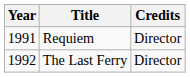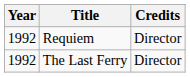(22, 38) 1991 -> (22, 38) 1992
